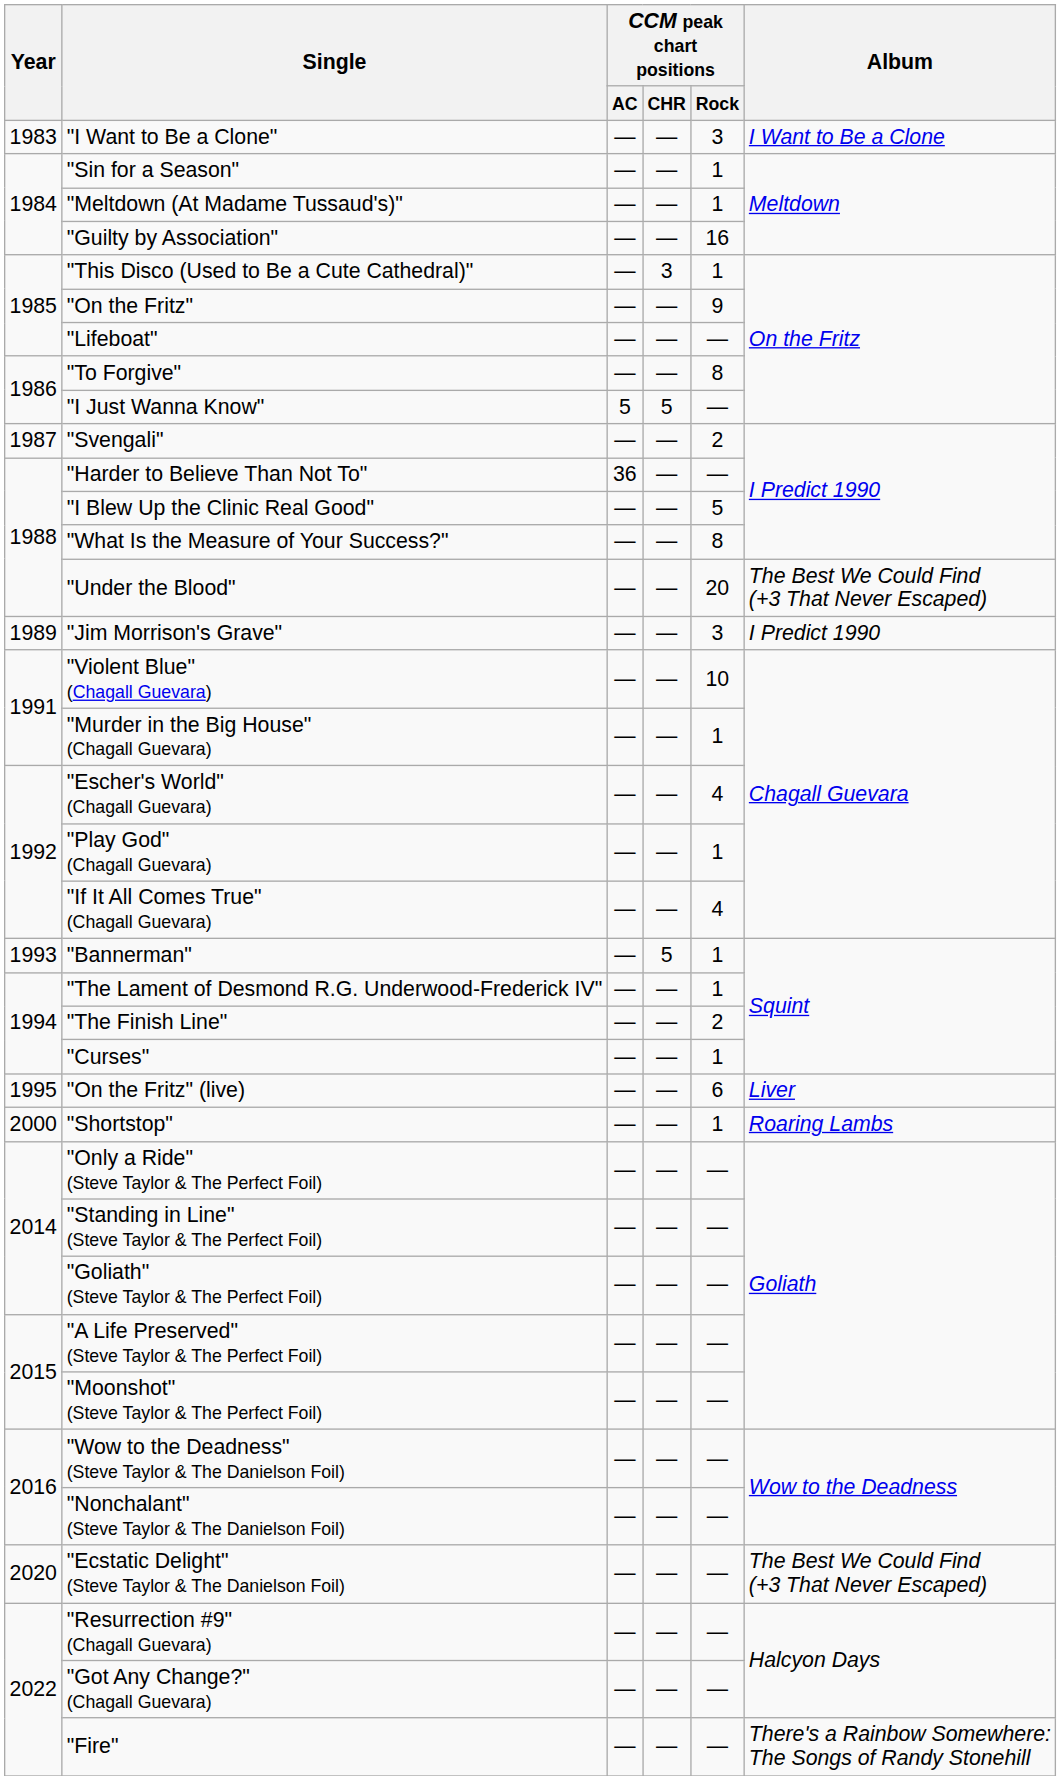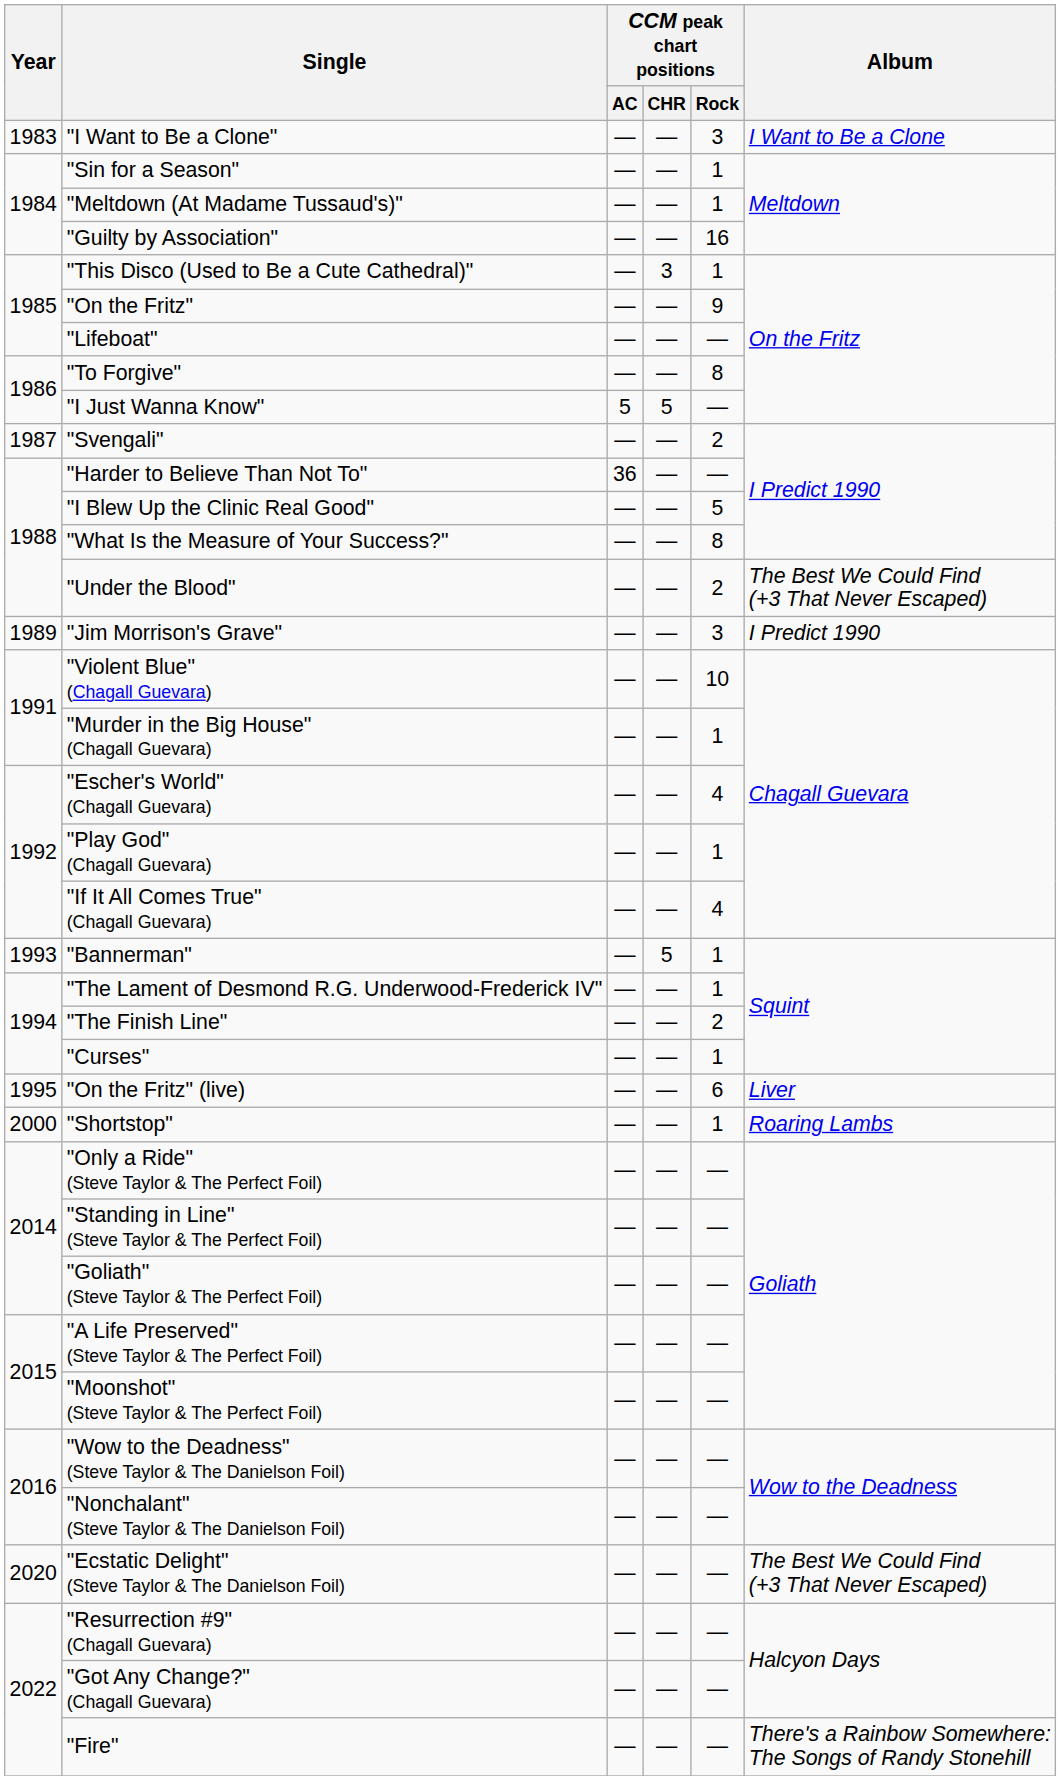(717, 587) 20 -> (717, 587) 2
